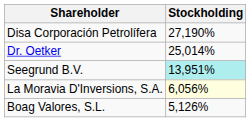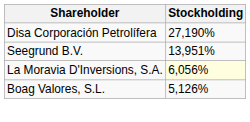- row: (34, 51)
(192, 70) paleturquoise background -> (192, 51) no background
